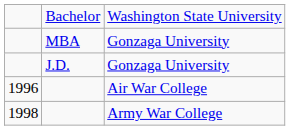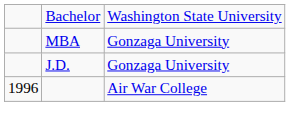- row: (23, 112)
